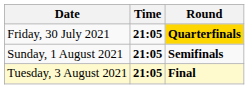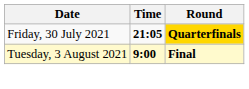- row: (65, 53)
(148, 73) 21:05 -> (145, 53) 9:00
